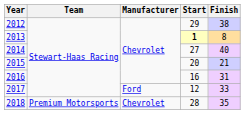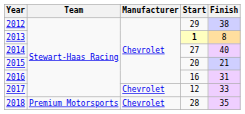(132, 90) Ford -> (143, 90) Chevrolet
